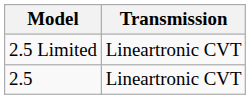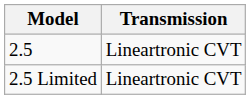rows swapped: (21, 79) <-> (53, 49)
